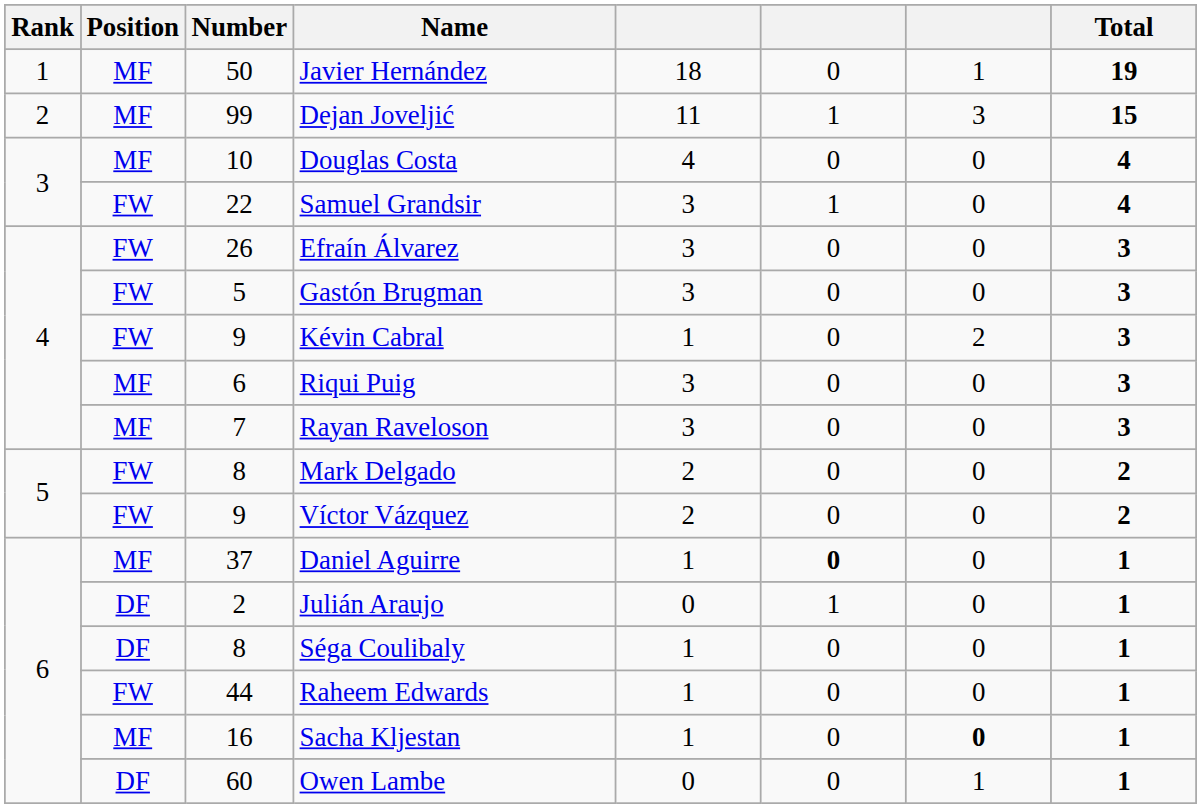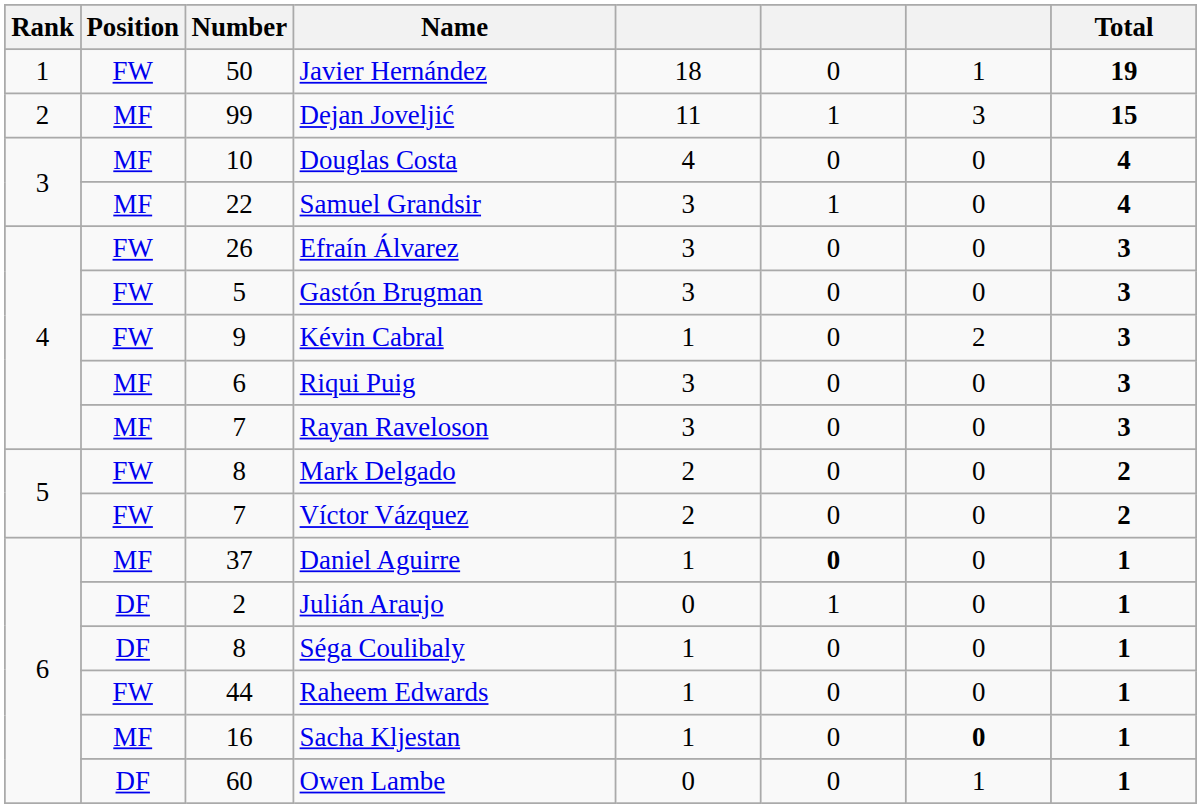(133, 71) MF -> (133, 71) FW
(133, 204) FW -> (133, 204) MF
(239, 514) 9 -> (239, 514) 7
